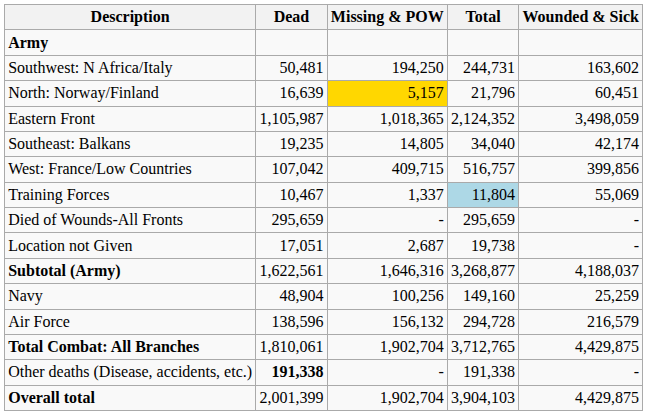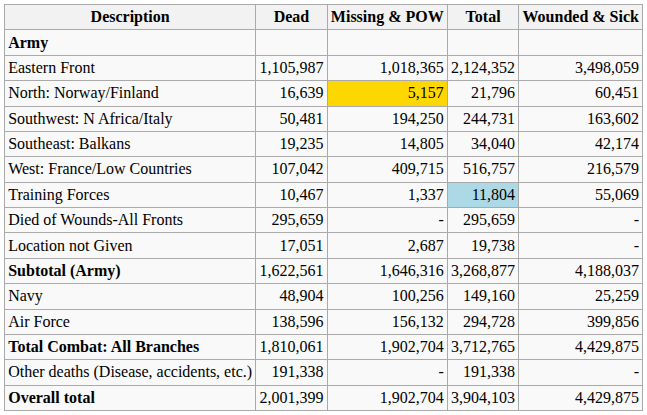rows swapped: (52, 118) <-> (90, 67)
(613, 169) 399,856 -> (613, 169) 216,579
(613, 321) 216,579 -> (613, 321) 399,856
(297, 372) bold -> (297, 372) normal
